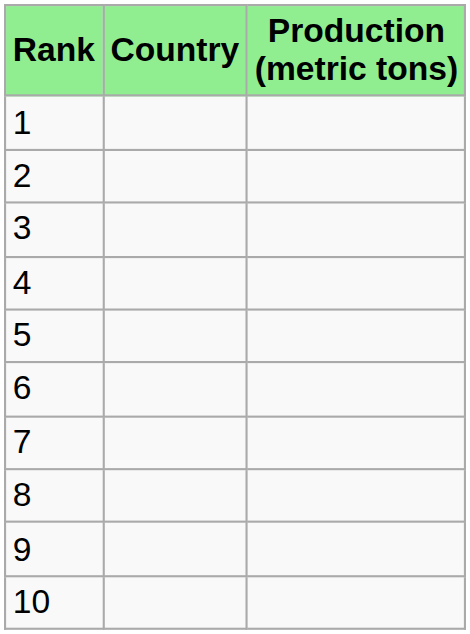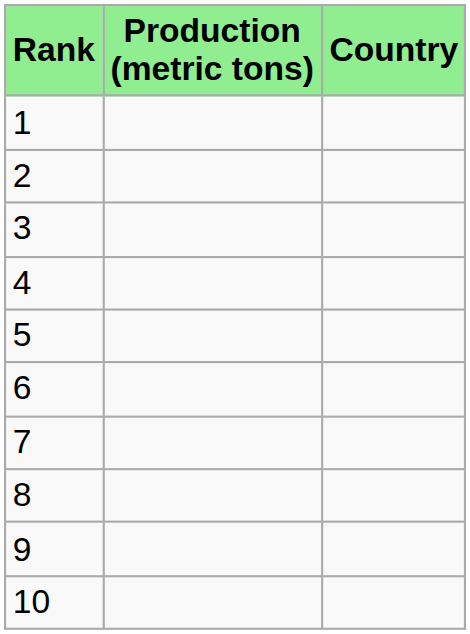columns swapped: (175, 50) <-> (356, 50)
